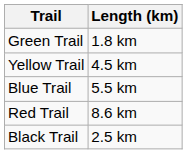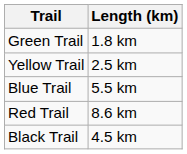(114, 64) 4.5 km -> (114, 64) 2.5 km
(114, 137) 2.5 km -> (114, 137) 4.5 km
